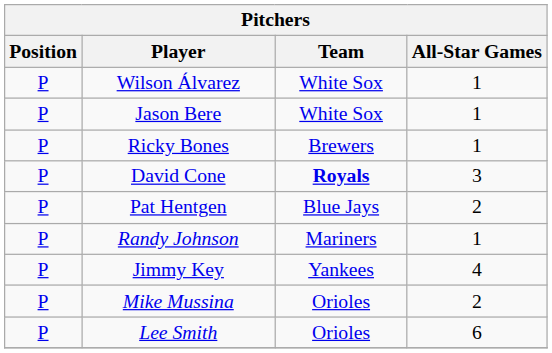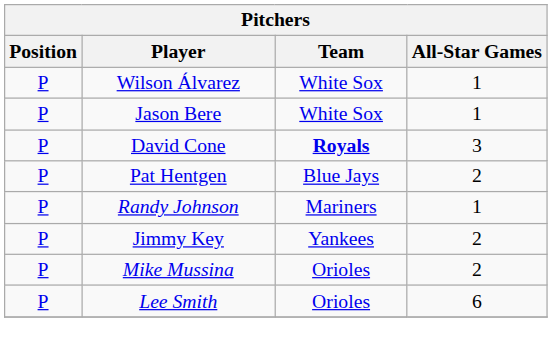- row: (178, 144)
(477, 269) 4 -> (477, 238) 2
